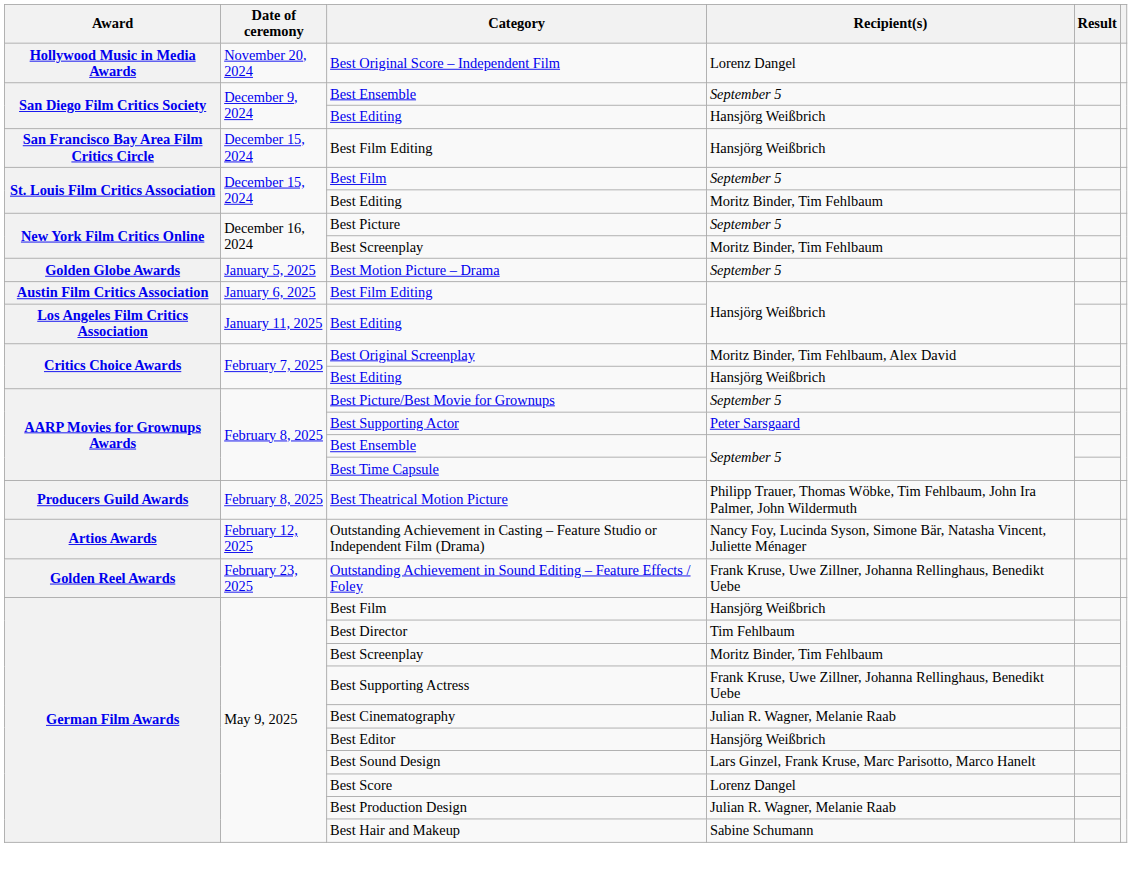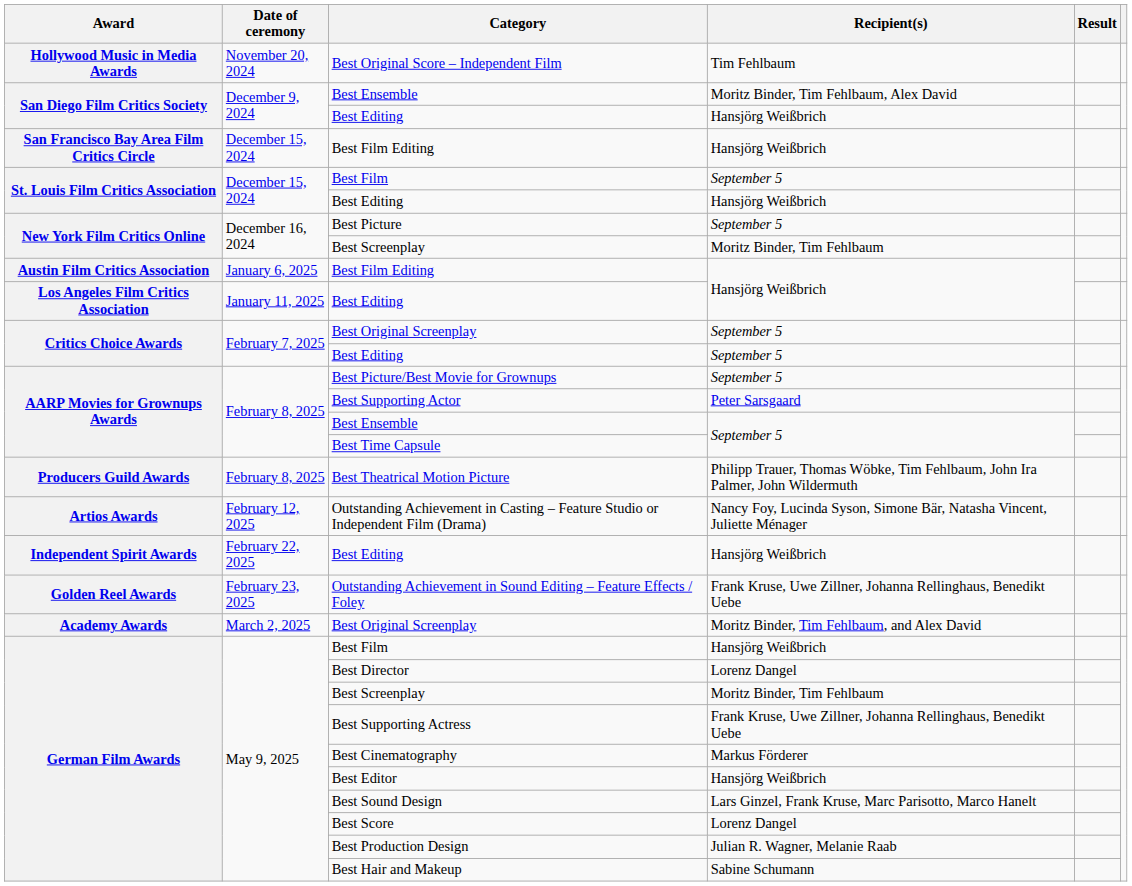(753, 63) Lorenz Dangel -> (753, 63) Tim Fehlbaum
(746, 93) September 5 -> (834, 93) Moritz Binder, Tim Fehlbaum, Alex David
(796, 201) Moritz Binder, Tim Fehlbaum -> (768, 201) Hansjörg Weißbrich
- row: (113, 270)
(833, 354) Moritz Binder, Tim Fehlbaum, Alex David -> (746, 331) September 5
(768, 377) Hansjörg Weißbrich -> (746, 354) September 5
+ row: (113, 555)
+ row: (113, 625)
(752, 631) Tim Fehlbaum -> (754, 670) Lorenz Dangel
(803, 716) Julian R. Wagner, Melanie Raab -> (759, 755) Markus Förderer
